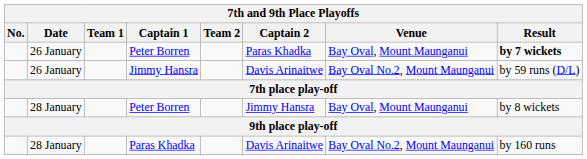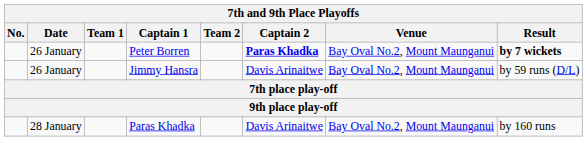(278, 51) normal -> (282, 51) bold
(398, 51) Bay Oval, Mount Maunganui -> (411, 51) Bay Oval No.2, Mount Maunganui
- row: (56, 107)
